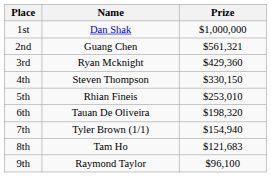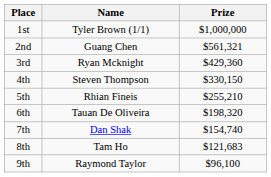(111, 29) Dan Shak -> (111, 29) Tyler Brown (1/1)
(223, 96) $253,010 -> (223, 96) $255,210
(111, 130) Tyler Brown (1/1) -> (111, 130) Dan Shak
(223, 130) $154,940 -> (223, 130) $154,740
